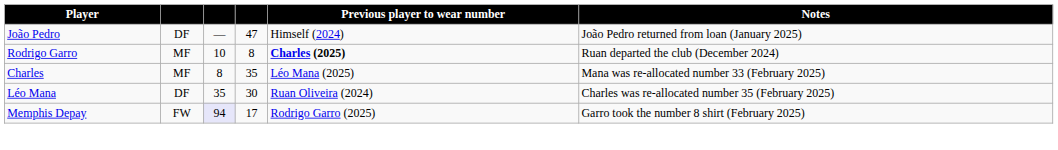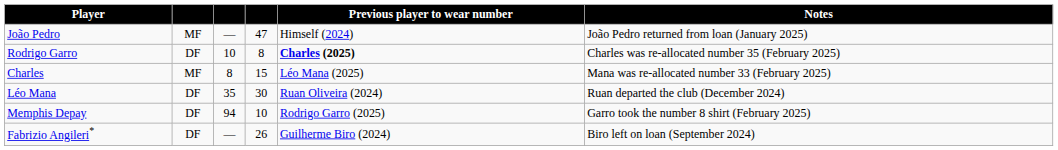(182, 34) DF -> (193, 34) MF
(182, 54) MF -> (193, 54) DF
(680, 54) Ruan departed the club (December 2024) -> (714, 54) Charles was re-allocated number 35 (February 2025)
(252, 73) 35 -> (261, 73) 15
(708, 93) Charles was re-allocated number 35 (February 2025) -> (686, 93) Ruan departed the club (December 2024)
(182, 113) FW -> (193, 113) DF
(219, 113) lavender background -> (229, 113) no background
(252, 113) 17 -> (261, 113) 10
+ row: (51, 134)
